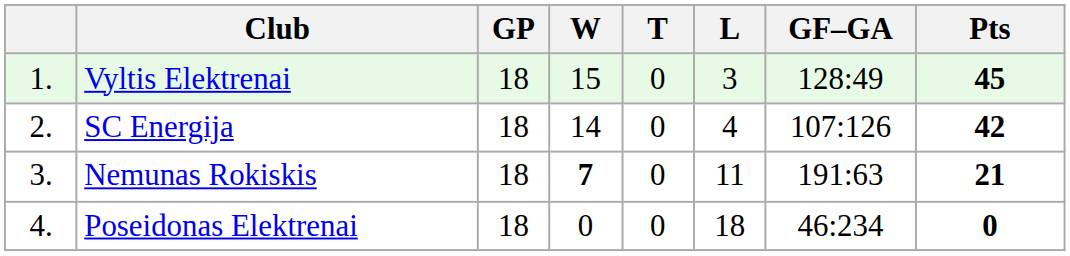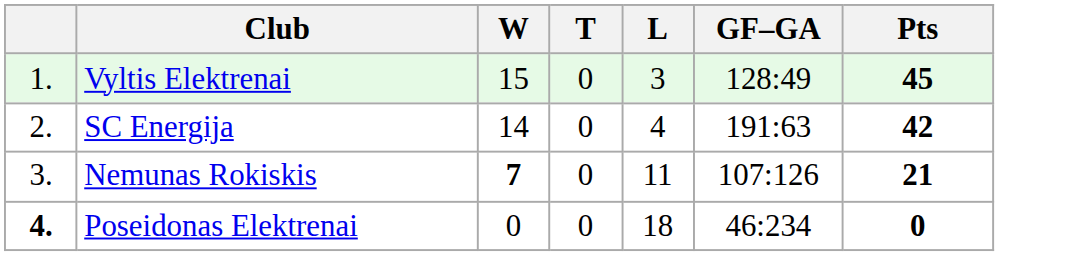- column: (513, 28)
(841, 126) 107:126 -> (768, 126) 191:63
(841, 175) 191:63 -> (768, 175) 107:126
(41, 224) normal -> (41, 224) bold
